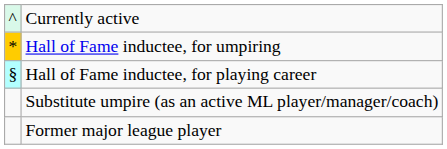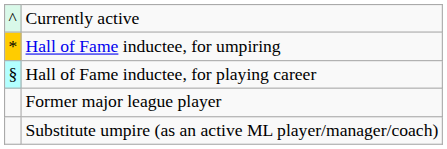rows swapped: (124, 130) <-> (232, 102)
